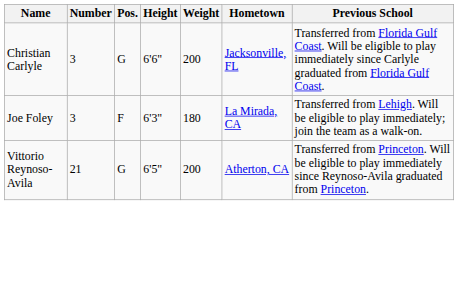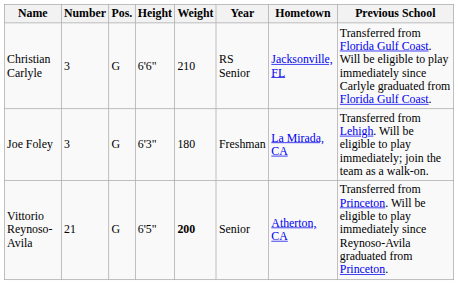+ column: (242, 13)
(192, 59) 200 -> (186, 65) 210
(120, 118) F -> (116, 144) G
(192, 170) normal -> (186, 230) bold
